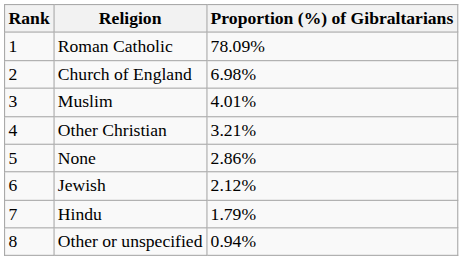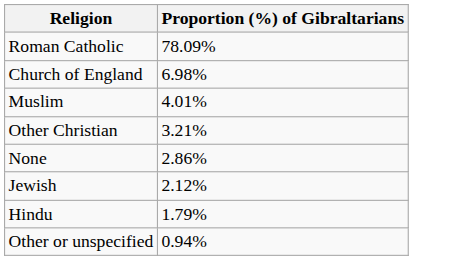- column: (29, 18)
